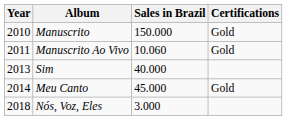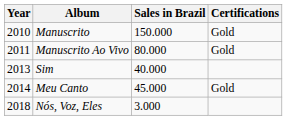(150, 50) 10.060 -> (150, 50) 80.000
